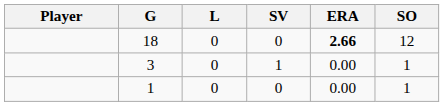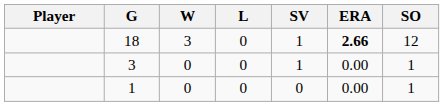+ column: (188, 16)
(279, 40) 0 -> (299, 40) 1
